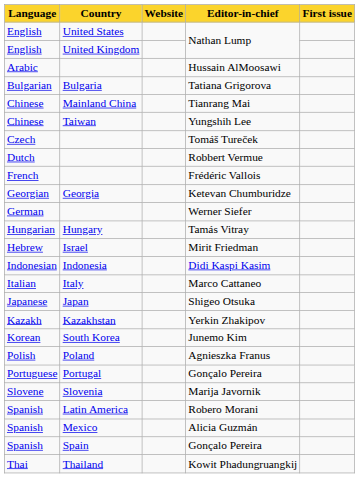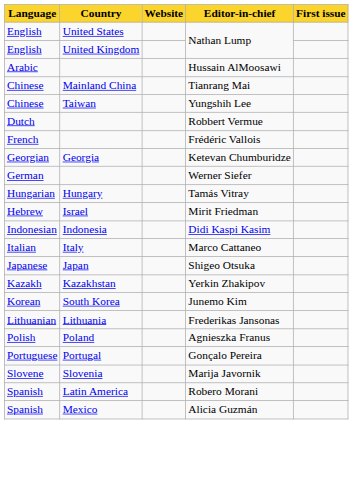- row: (82, 85)
- row: (101, 139)
+ row: (84, 319)
- row: (76, 445)
- row: (83, 463)
